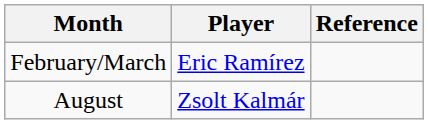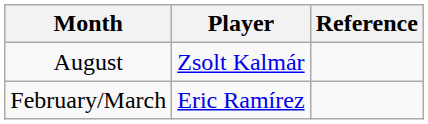rows swapped: (88, 99) <-> (88, 61)
